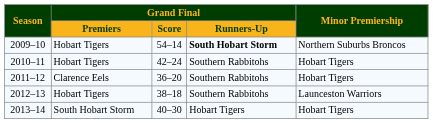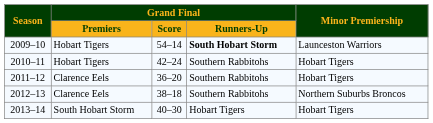(352, 45) Northern Suburbs Broncos -> (340, 45) Launceston Warriors
(81, 94) Hobart Tigers -> (81, 94) Clarence Eels
(340, 94) Launceston Warriors -> (352, 94) Northern Suburbs Broncos
